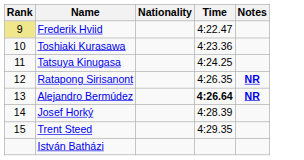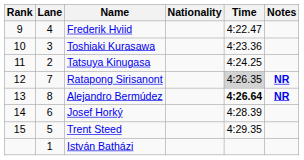+ column: (50, 12)
(20, 29) khaki background -> (20, 29) no background
(215, 79) no background -> (244, 79) lightgrey background
